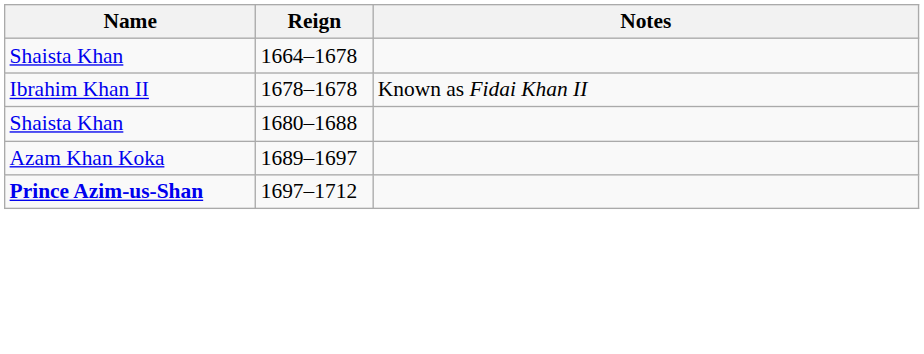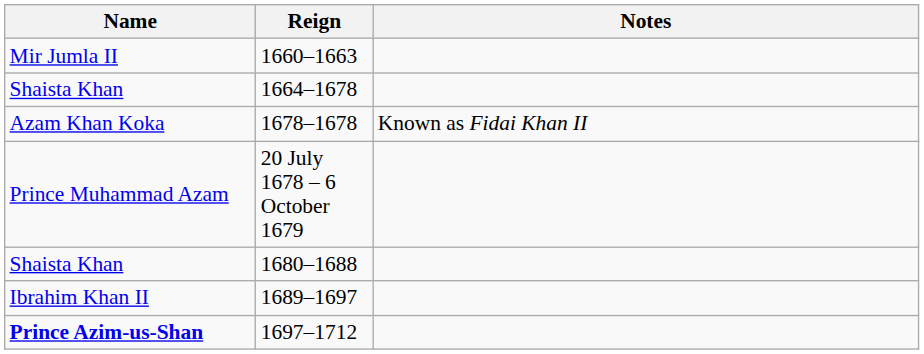+ row: (309, 55)
(79, 89) Ibrahim Khan II -> (87, 123) Azam Khan Koka
+ row: (298, 193)
(87, 157) Azam Khan Koka -> (79, 297) Ibrahim Khan II
